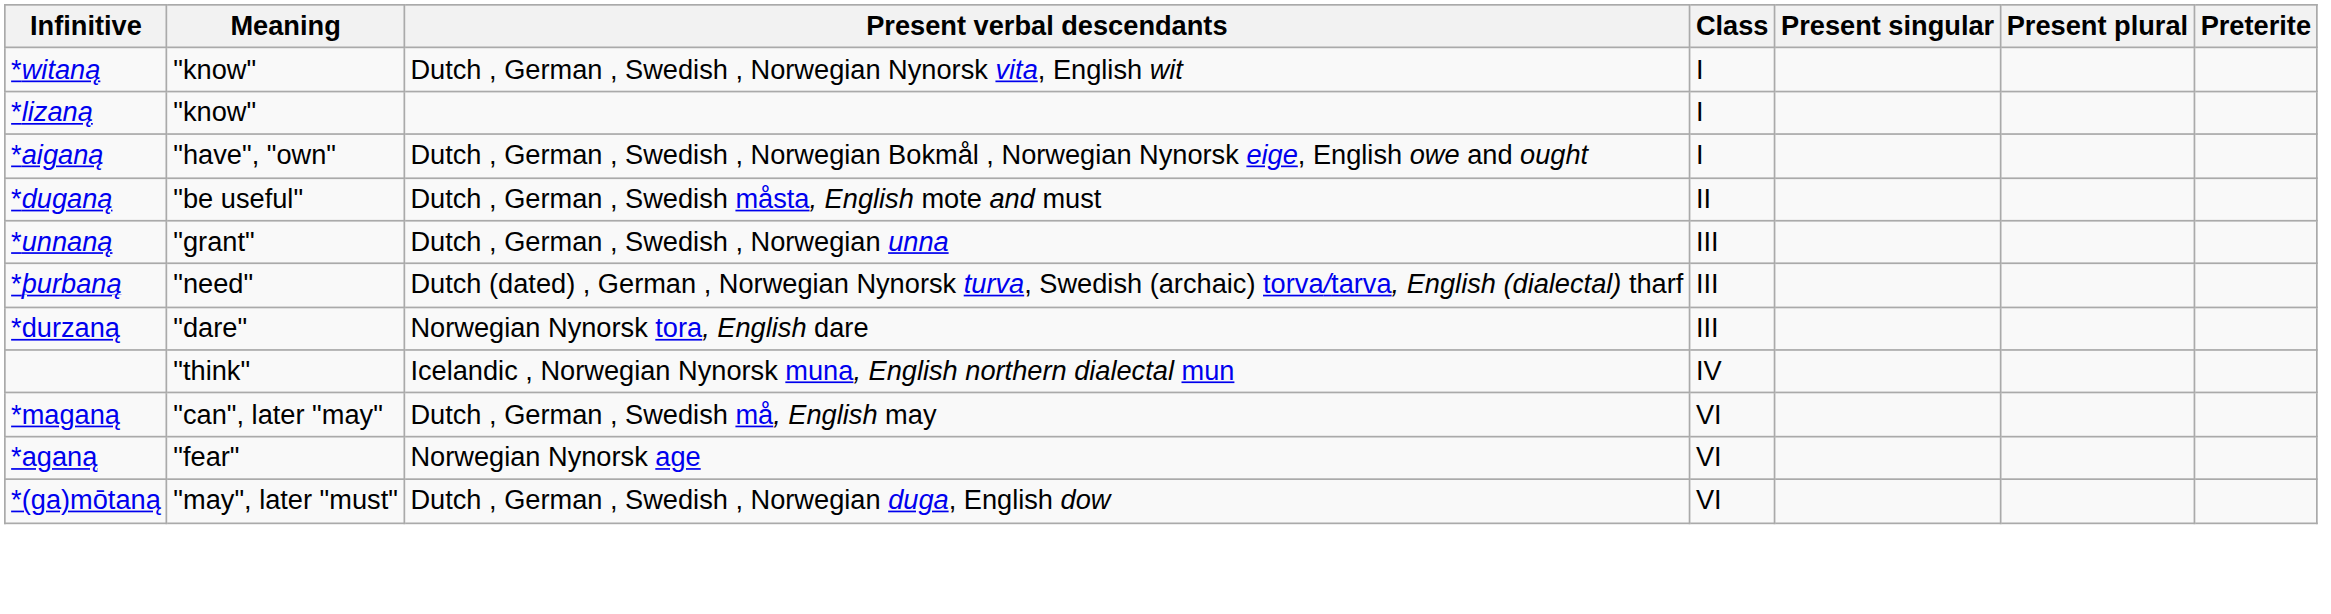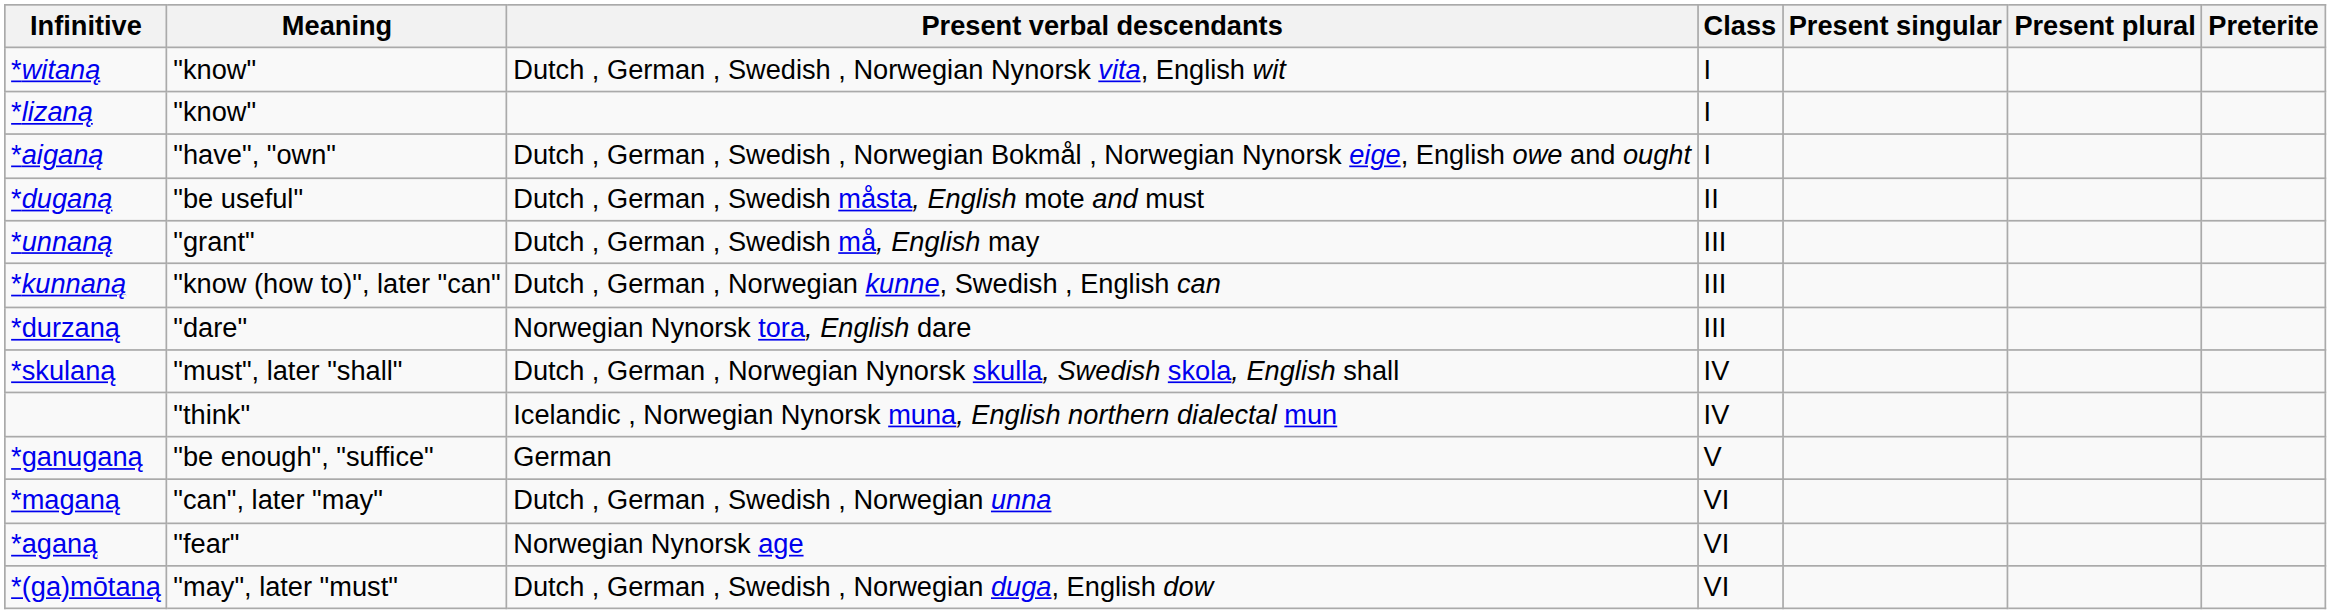(680, 241) Dutch , German , Swedish , Norwegian unna -> (776, 241) Dutch , German , Swedish må, English may
+ row: (69, 284)
- row: (66, 284)
+ row: (63, 371)
+ row: (77, 457)
(673, 414) Dutch , German , Swedish må, English may -> (782, 500) Dutch , German , Swedish , Norwegian unna
